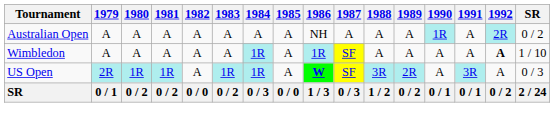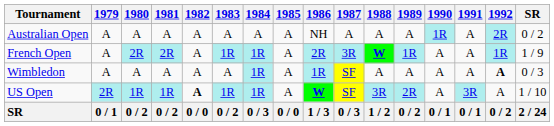+ row: (39, 53)
(532, 53) 1 / 10 -> (532, 72) 0 / 3
(197, 72) normal -> (197, 92) bold
(532, 72) 0 / 3 -> (532, 92) 1 / 10
